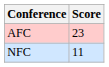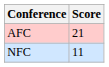(78, 33) 23 -> (78, 33) 21
